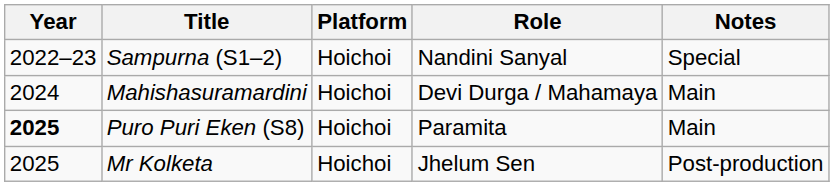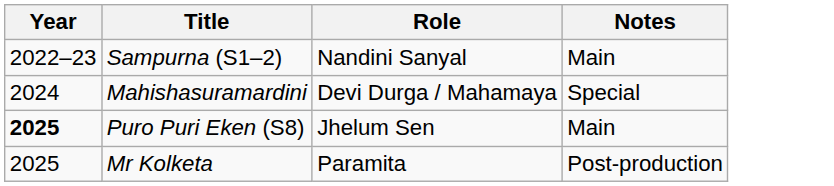- column: (362, 22)
(704, 57) Special -> (591, 57) Main
(692, 92) Main -> (604, 92) Special
(462, 127) Paramita -> (376, 127) Jhelum Sen
(476, 163) Jhelum Sen -> (362, 163) Paramita
